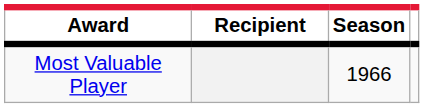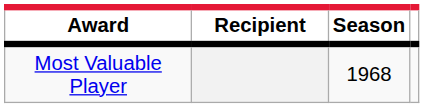(369, 74) 1966 -> (369, 74) 1968
